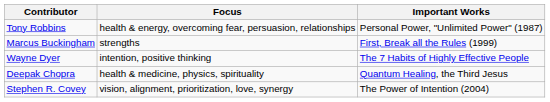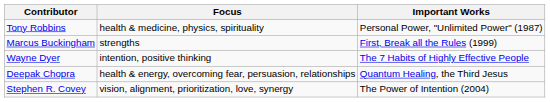(227, 27) health & energy, overcoming fear, persuasion, relationships -> (182, 27) health & medicine, physics, spirituality
(182, 74) health & medicine, physics, spirituality -> (227, 74) health & energy, overcoming fear, persuasion, relationships
